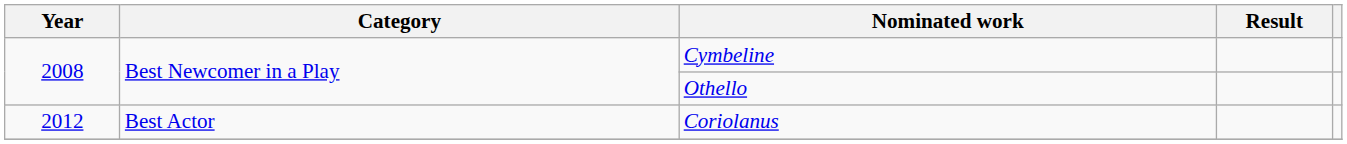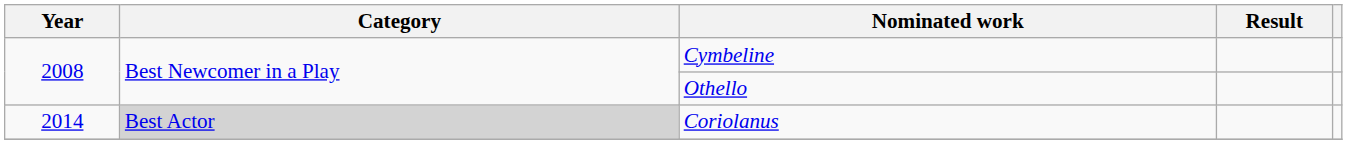(62, 121) 2012 -> (62, 121) 2014
(170, 121) no background -> (170, 121) lightgrey background
